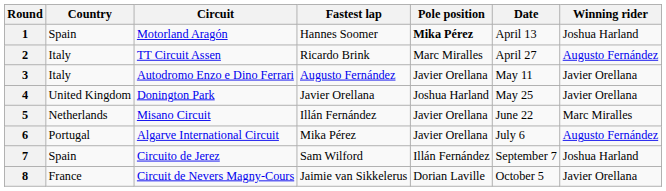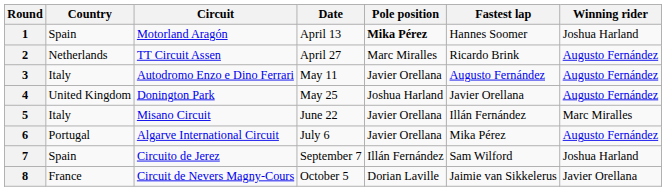columns swapped: (526, 14) <-> (354, 14)
(60, 54) Italy -> (78, 54) Netherlands
(600, 74) Javier Orellana -> (610, 74) Augusto Fernández
(600, 94) Javier Orellana -> (610, 94) Augusto Fernández
(78, 115) Netherlands -> (60, 115) Italy
